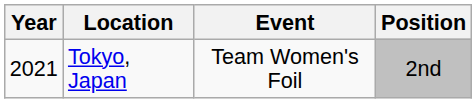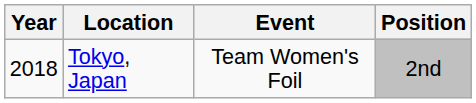(34, 68) 2021 -> (34, 68) 2018
